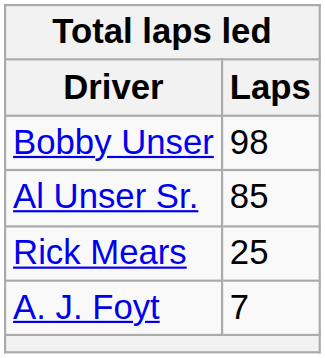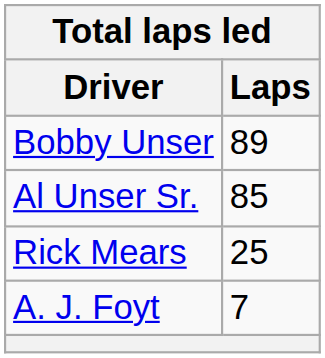(249, 142) 98 -> (249, 142) 89
